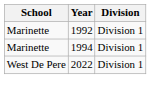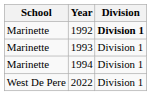(120, 30) normal -> (121, 30) bold
+ row: (82, 47)
